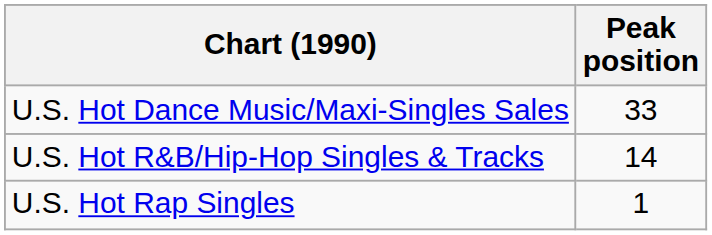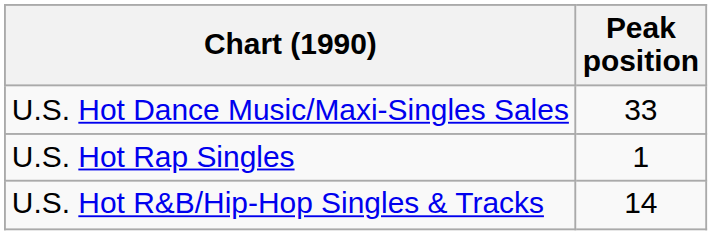rows swapped: (278, 156) <-> (153, 204)
